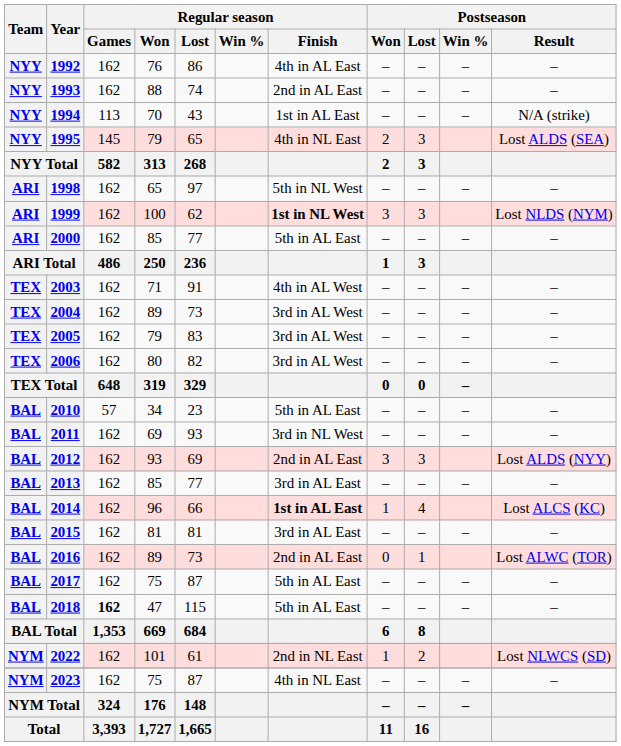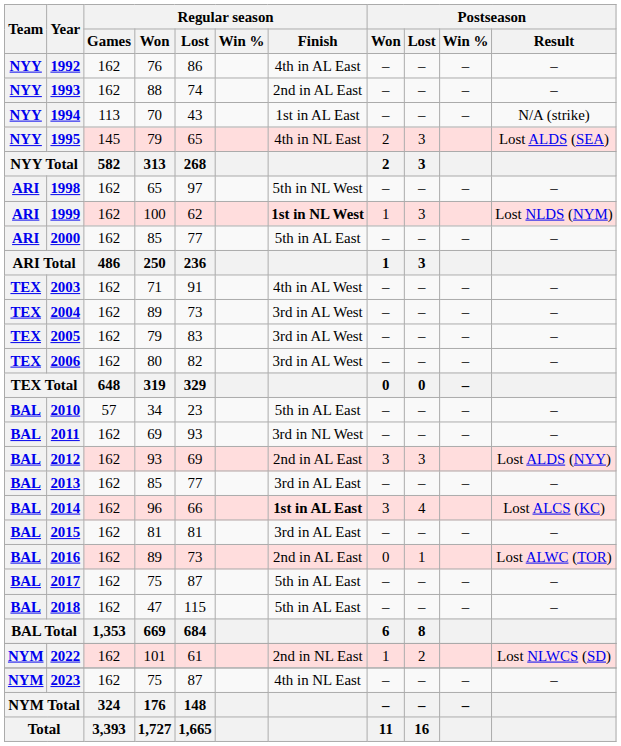(386, 213) 3 -> (386, 213) 1
(386, 508) 1 -> (386, 508) 3
(109, 606) bold -> (109, 606) normal
